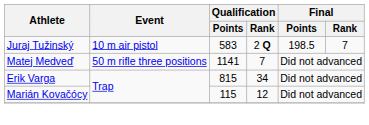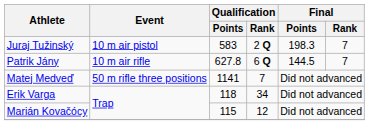(302, 45) 198.5 -> (302, 45) 198.3
+ row: (33, 62)
(228, 79) 815 -> (228, 95) 118
